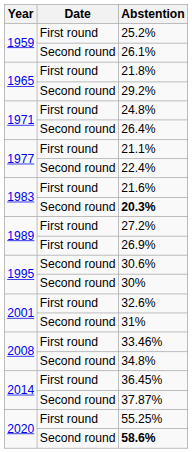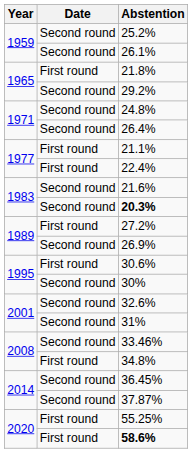(69, 33) First round -> (78, 33) Second round
(69, 110) First round -> (78, 110) Second round
(78, 168) Second round -> (69, 168) First round
(69, 187) First round -> (78, 187) Second round
(69, 245) First round -> (78, 245) Second round
(78, 264) Second round -> (69, 264) First round
(69, 303) First round -> (78, 303) Second round
(69, 341) First round -> (78, 341) Second round
(78, 361) Second round -> (69, 361) First round
(69, 380) First round -> (78, 380) Second round
(78, 438) Second round -> (69, 438) First round
